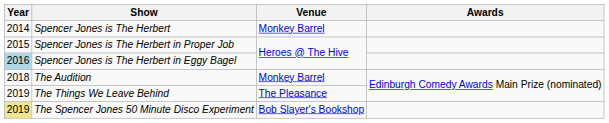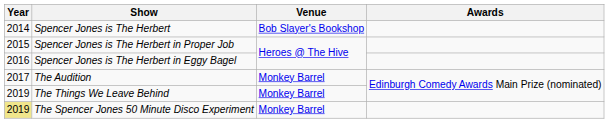(292, 28) Monkey Barrel -> (311, 28) Bob Slayer's Bookshop
(18, 61) lightblue background -> (18, 61) no background
(18, 77) 2018 -> (18, 77) 2017
(293, 93) The Pleasance -> (292, 93) Monkey Barrel
(311, 110) Bob Slayer's Bookshop -> (292, 110) Monkey Barrel
